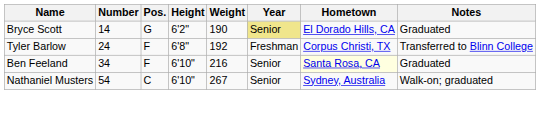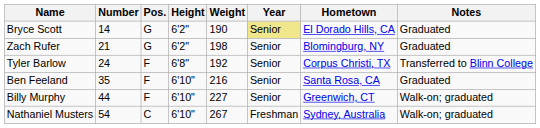+ row: (33, 47)
(274, 47) Freshman -> (265, 64) Senior
(104, 64) 34 -> (104, 81) 35
(342, 64) lightyellow background -> (342, 81) no background
+ row: (36, 98)
(265, 81) Senior -> (274, 115) Freshman
